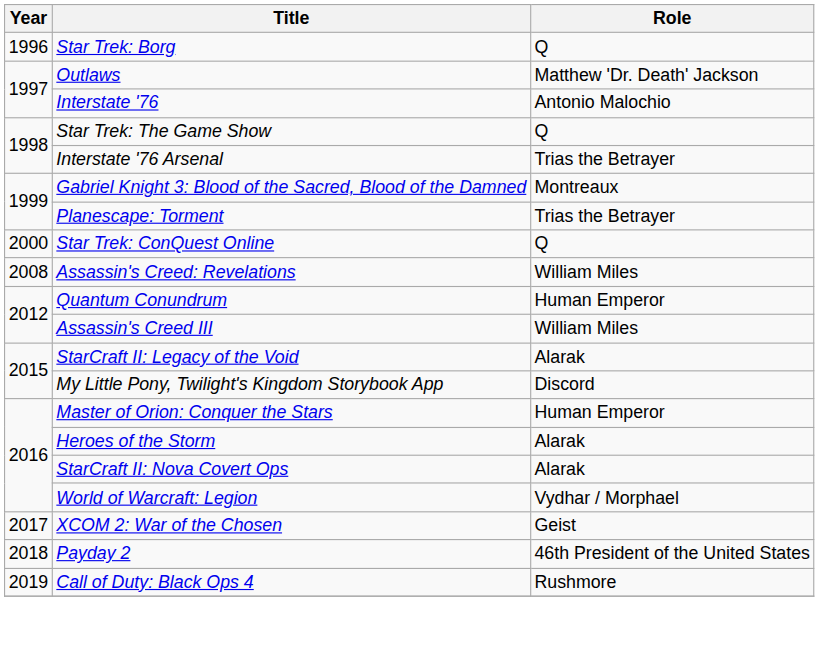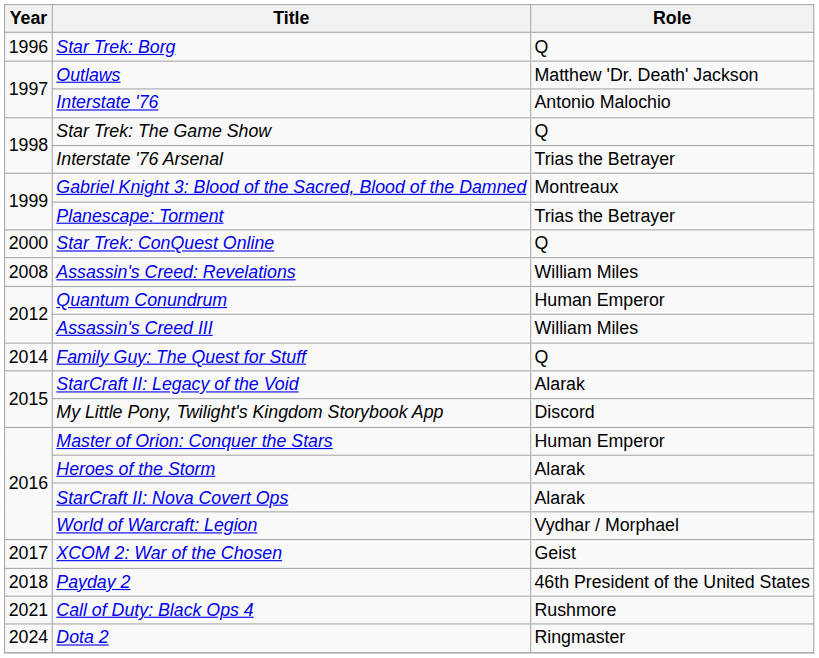+ row: (181, 356)
(28, 581) 2019 -> (28, 610) 2021
+ row: (83, 638)
